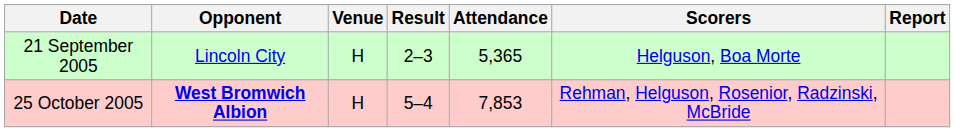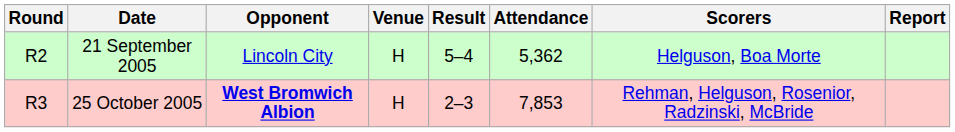+ column: (36, 18)
(418, 55) 2–3 -> (459, 55) 5–4
(500, 55) 5,365 -> (541, 55) 5,362
(418, 103) 5–4 -> (459, 103) 2–3
